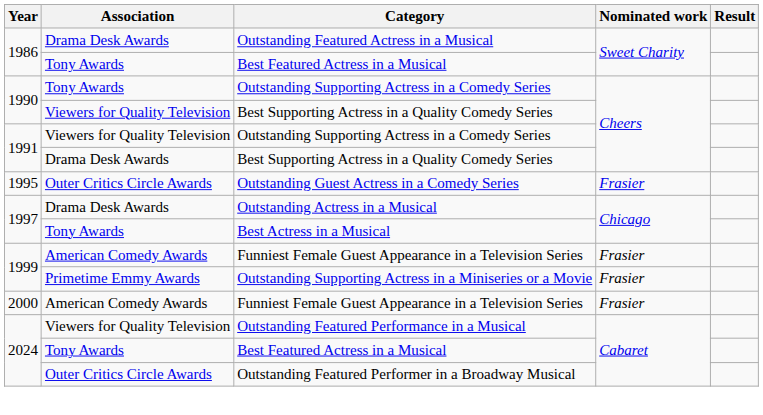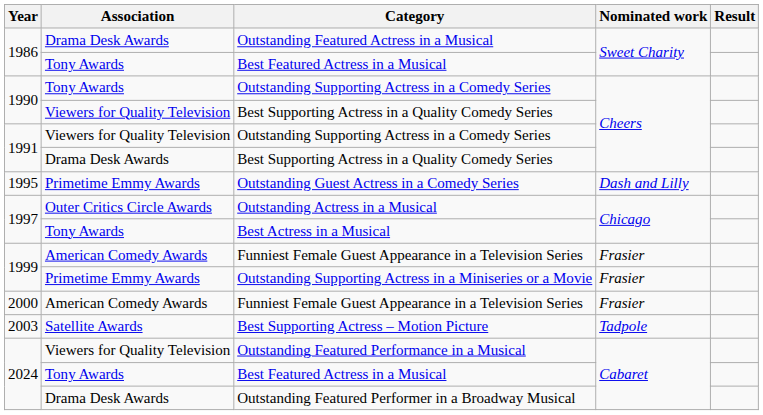(128, 183) Outer Critics Circle Awards -> (122, 183) Primetime Emmy Awards
(622, 183) Frasier -> (644, 183) Dash and Lilly
(107, 207) Drama Desk Awards -> (128, 207) Outer Critics Circle Awards
+ row: (23, 326)
(128, 374) Outer Critics Circle Awards -> (107, 398) Drama Desk Awards
